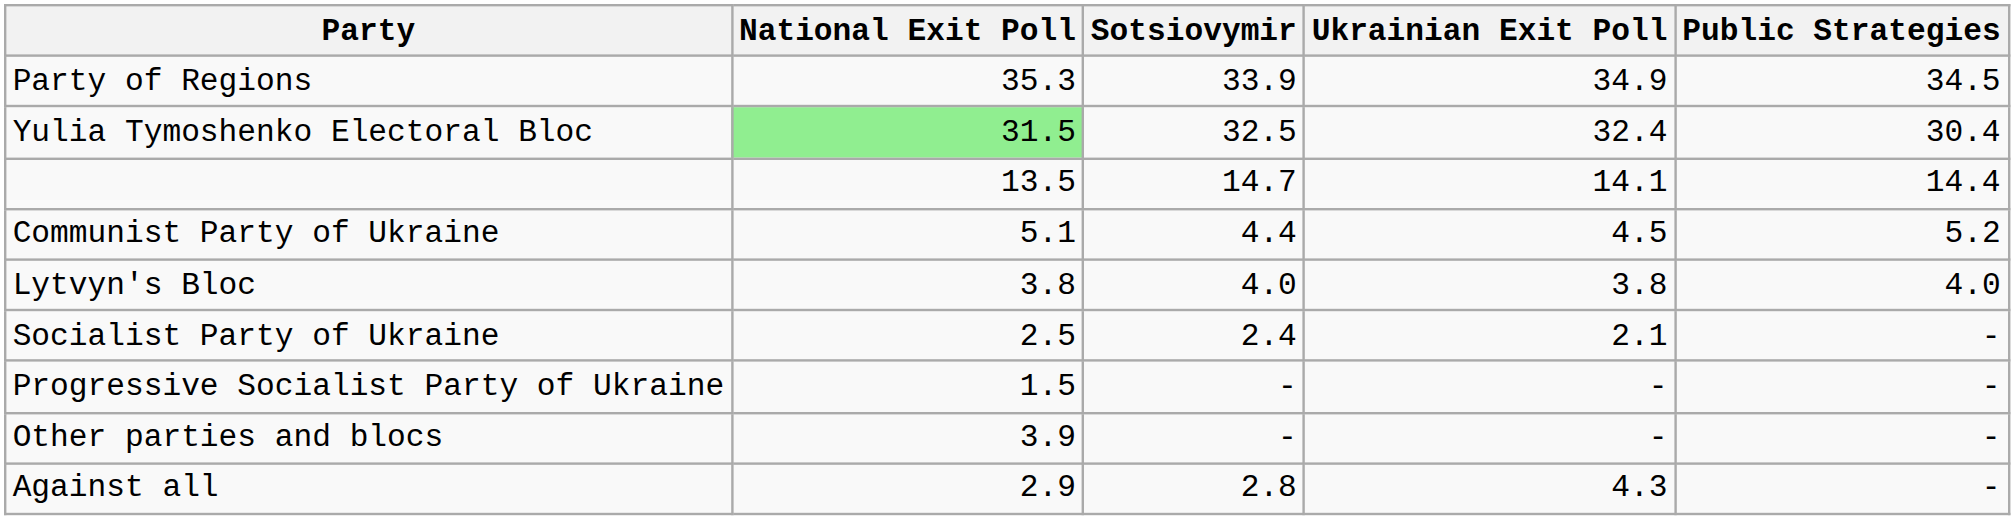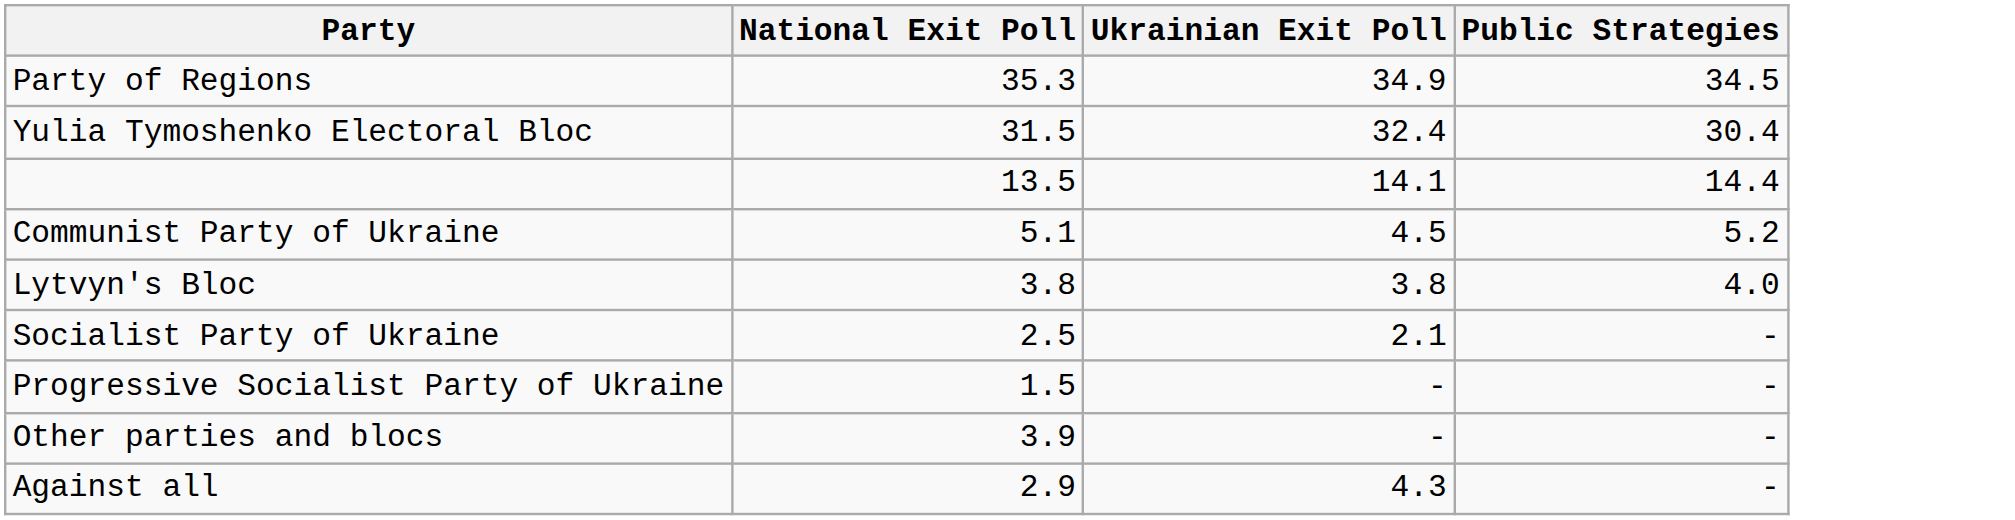- column: (1194, 31)
(1039, 132) lightgreen background -> (1039, 132) no background
